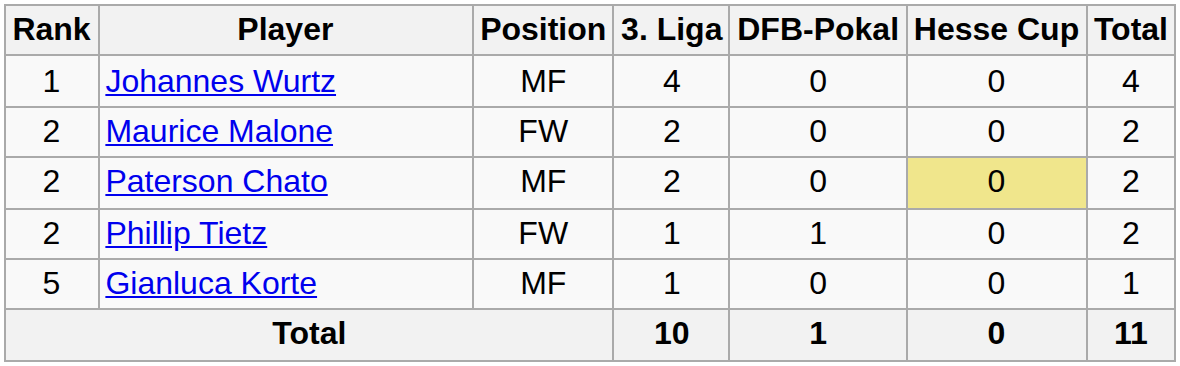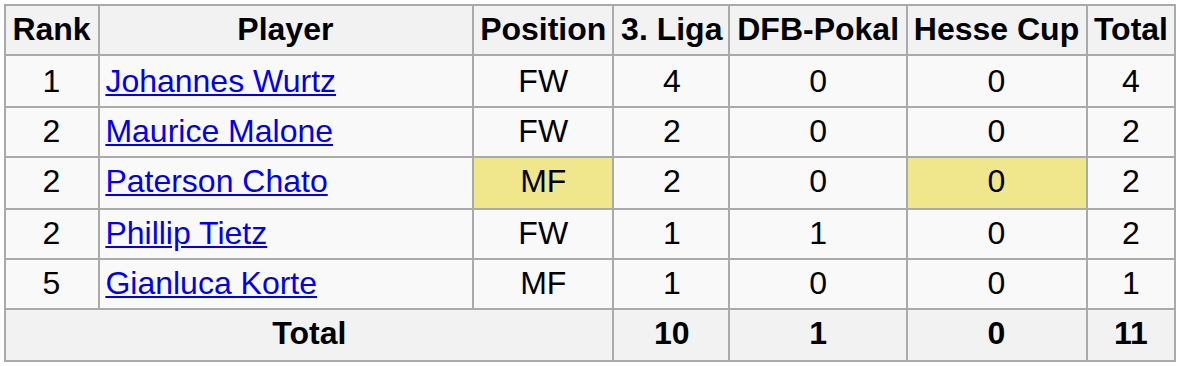(543, 80) MF -> (543, 80) FW
(543, 182) no background -> (543, 182) khaki background
